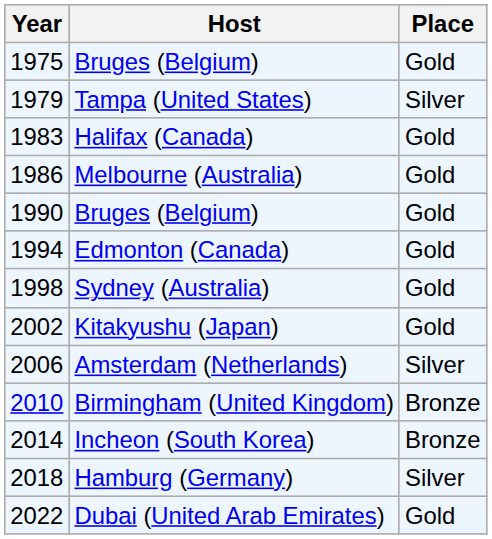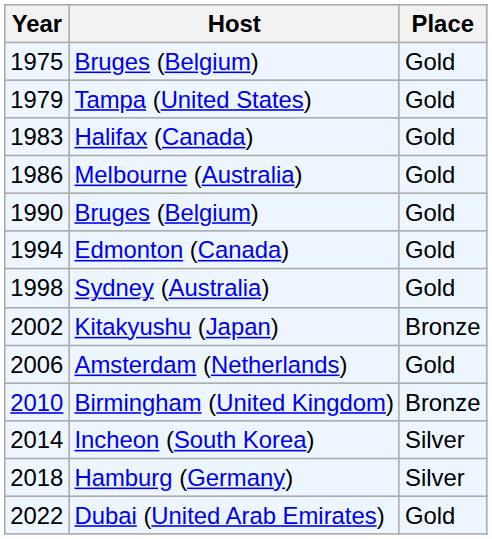(435, 99) Silver -> (430, 99) Gold
(430, 326) Gold -> (443, 326) Bronze
(435, 364) Silver -> (430, 364) Gold
(443, 439) Bronze -> (435, 439) Silver
